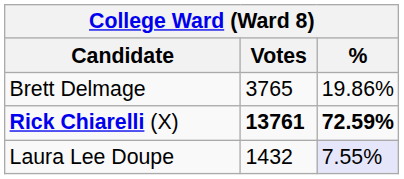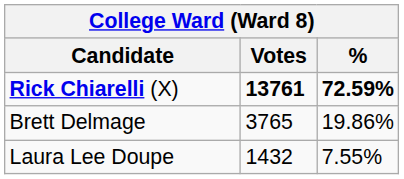rows swapped: (94, 122) <-> (78, 88)
(352, 156) lavender background -> (352, 156) no background
